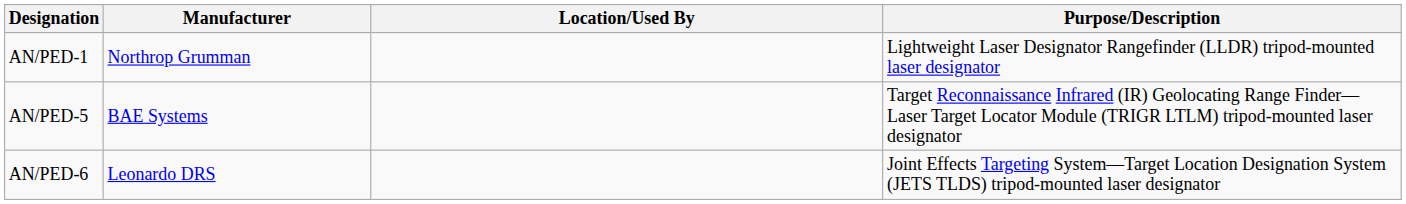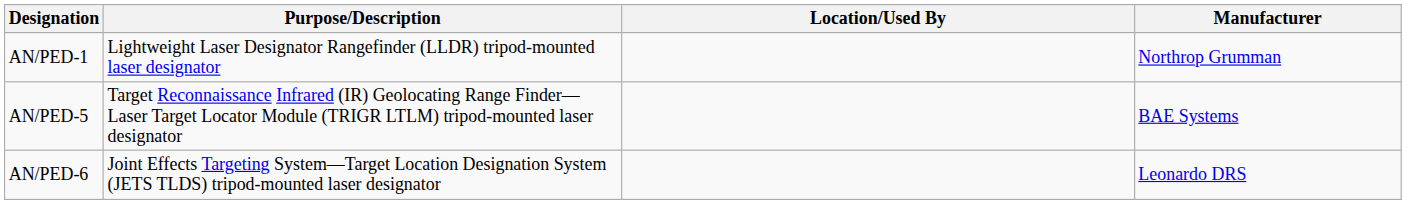columns swapped: (1142, 18) <-> (237, 18)
